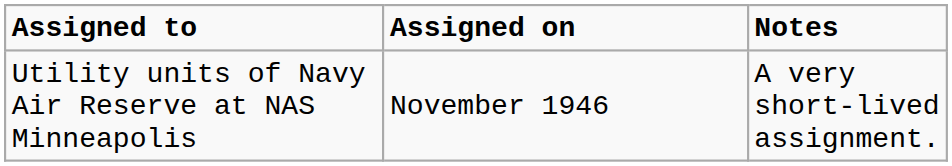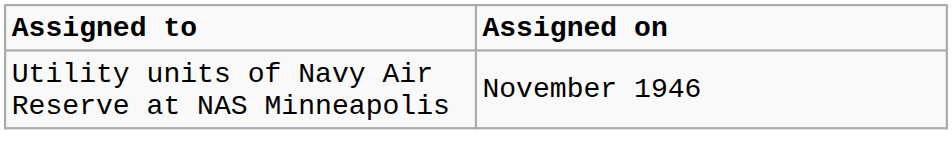- column: (797, 28)
